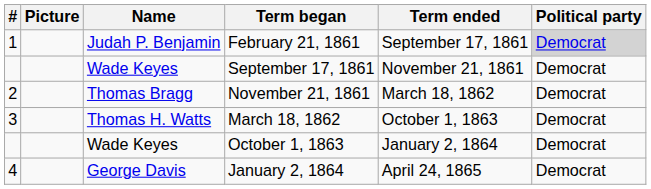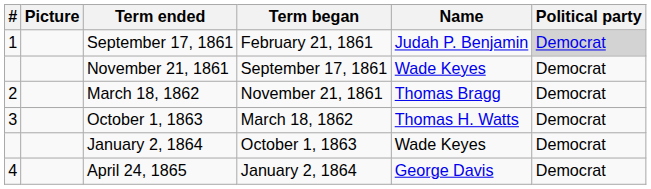columns swapped: (154, 17) <-> (455, 17)
